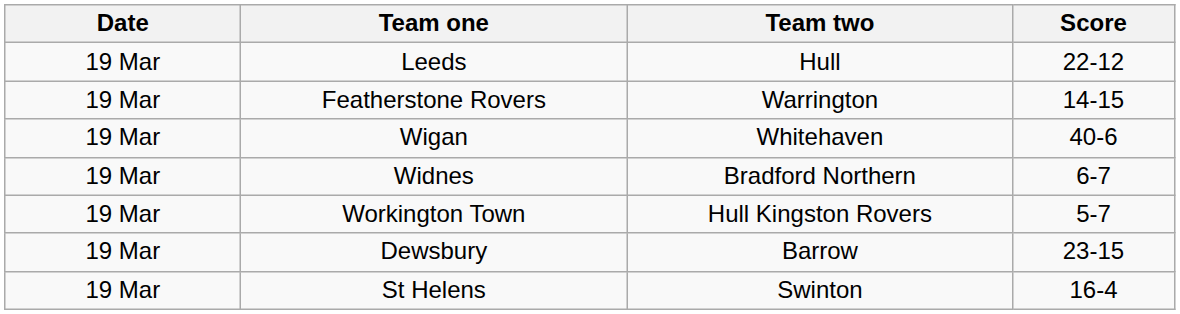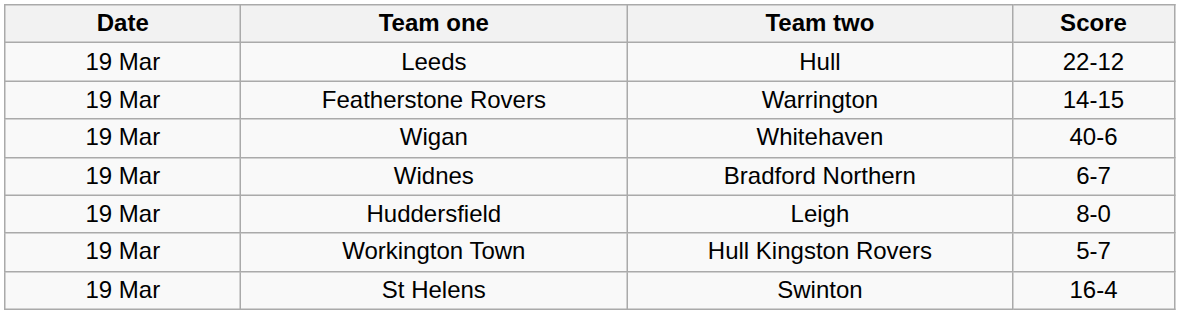+ row: (434, 213)
- row: (434, 251)
